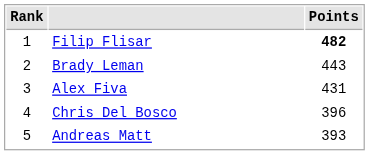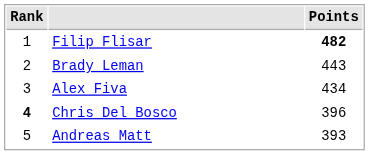(334, 90) 431 -> (334, 90) 434
(27, 113) normal -> (27, 113) bold
